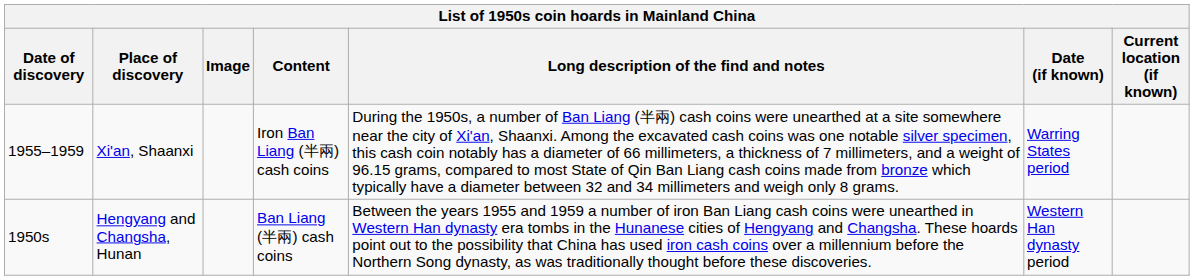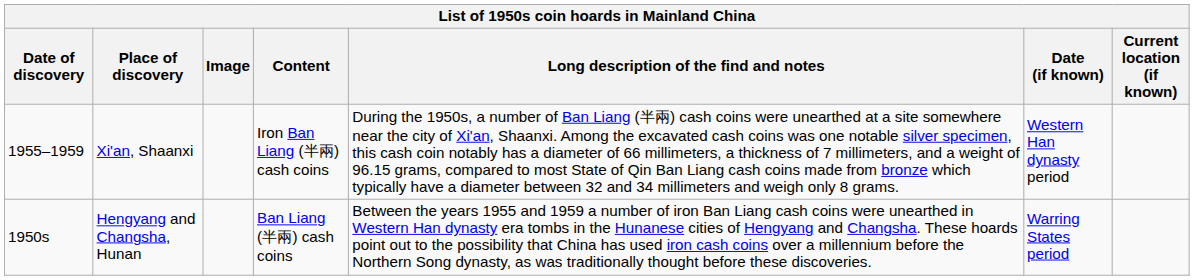(1053, 151) Warring States period -> (1055, 151) Western Han dynasty period
(1055, 237) Western Han dynasty period -> (1053, 237) Warring States period
